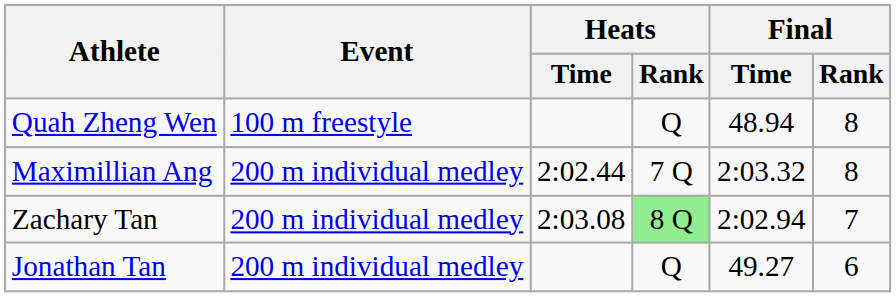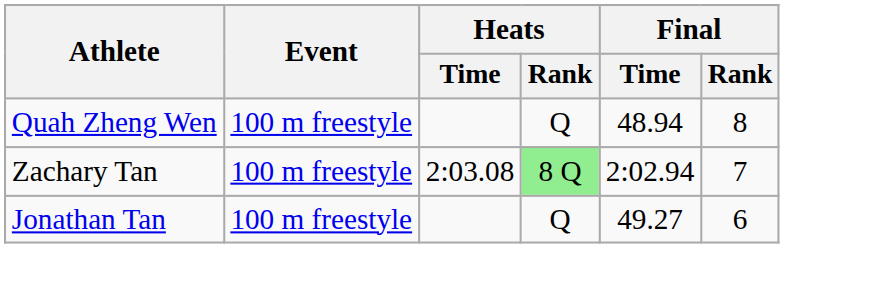- row: (112, 171)
(377, 219) 200 m individual medley -> (321, 171) 100 m freestyle
(377, 267) 200 m individual medley -> (321, 219) 100 m freestyle
